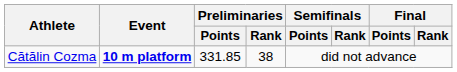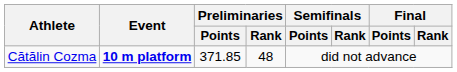(220, 57) 331.85 -> (220, 57) 371.85
(266, 57) 38 -> (266, 57) 48
